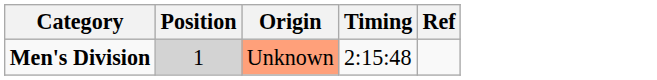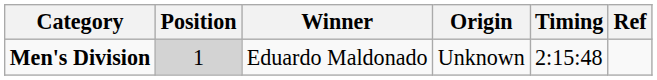+ column: (337, 22)
(290, 57) lightsalmon background -> (481, 57) no background
